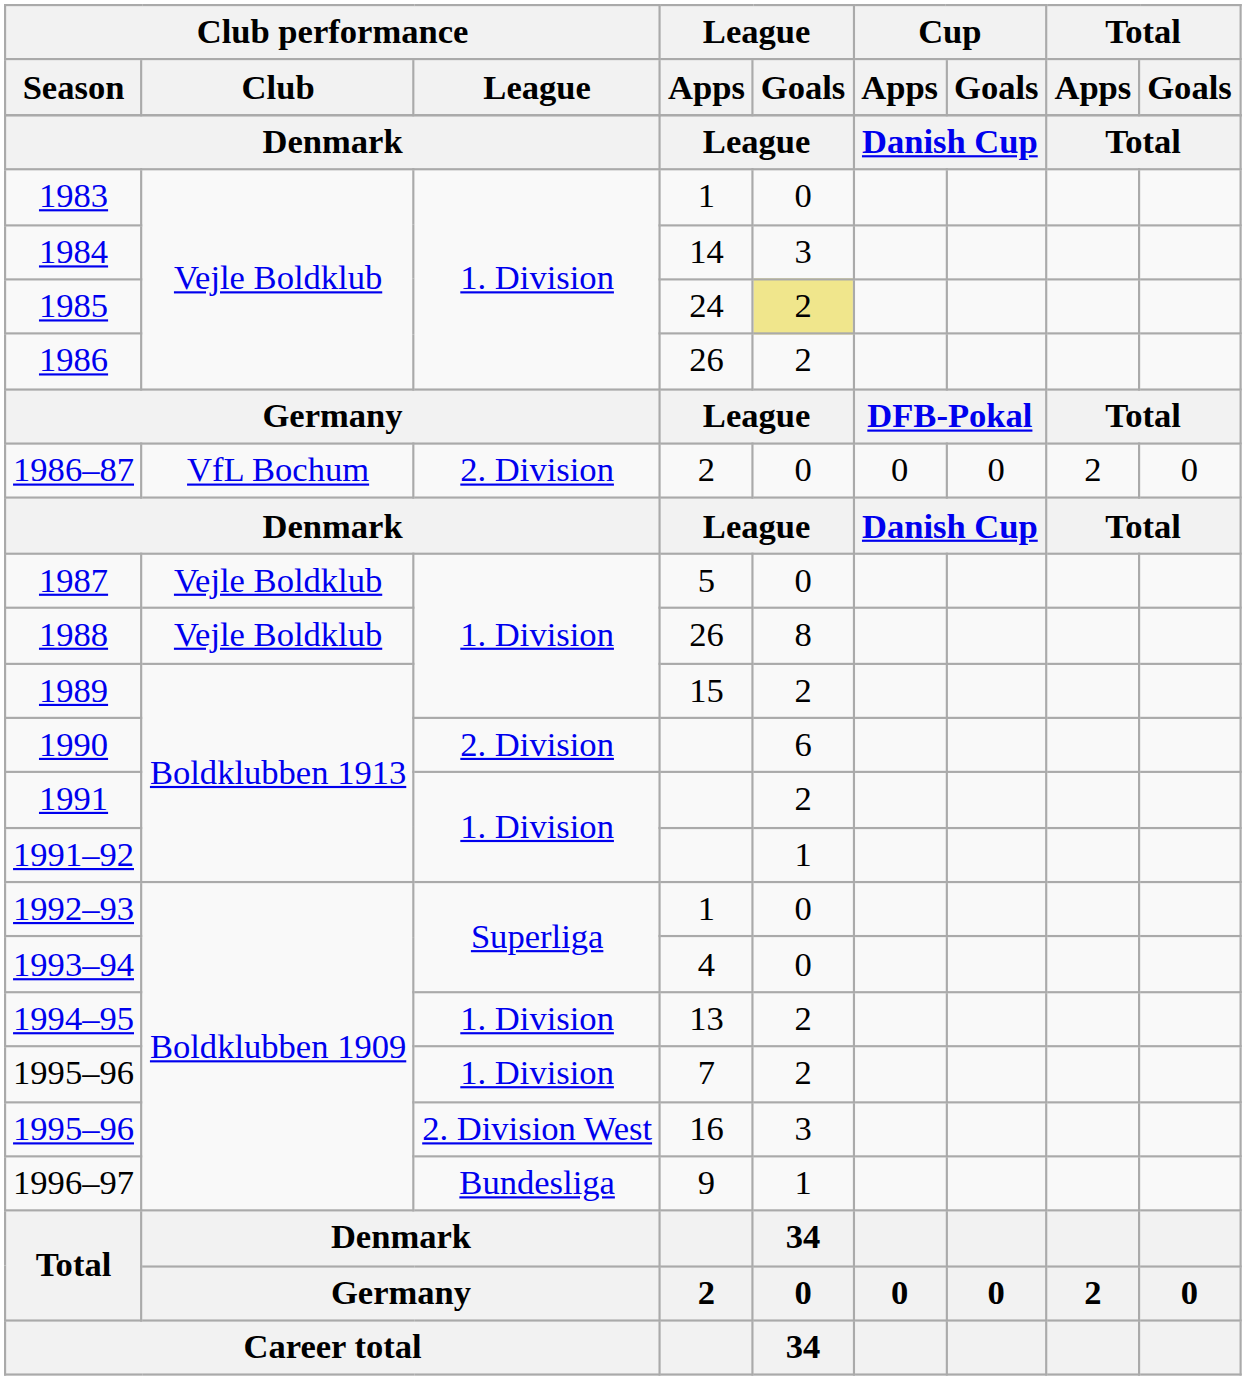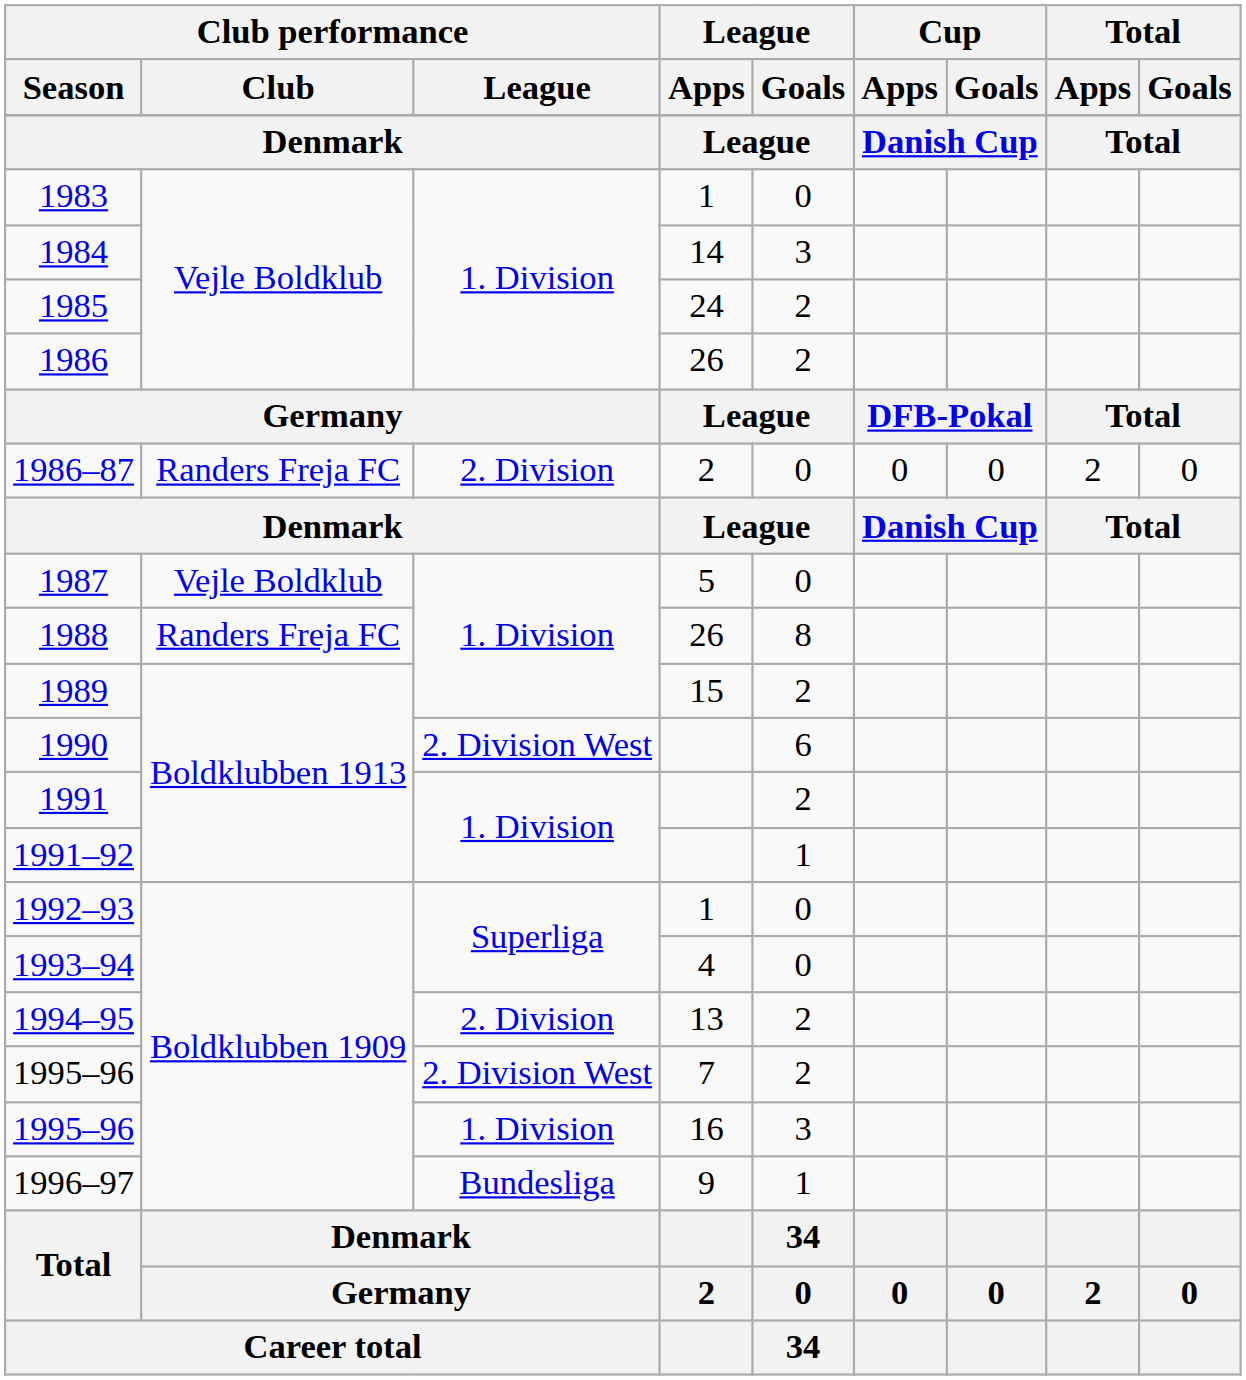(803, 305) khaki background -> (803, 305) no background
(278, 470) VfL Bochum -> (278, 470) Randers Freja FC
(278, 634) Vejle Boldklub -> (278, 634) Randers Freja FC
(537, 744) 2. Division -> (537, 744) 2. Division West
(537, 1018) 1. Division -> (537, 1018) 2. Division
(537, 1073) 1. Division -> (537, 1073) 2. Division West
(537, 1128) 2. Division West -> (537, 1128) 1. Division
